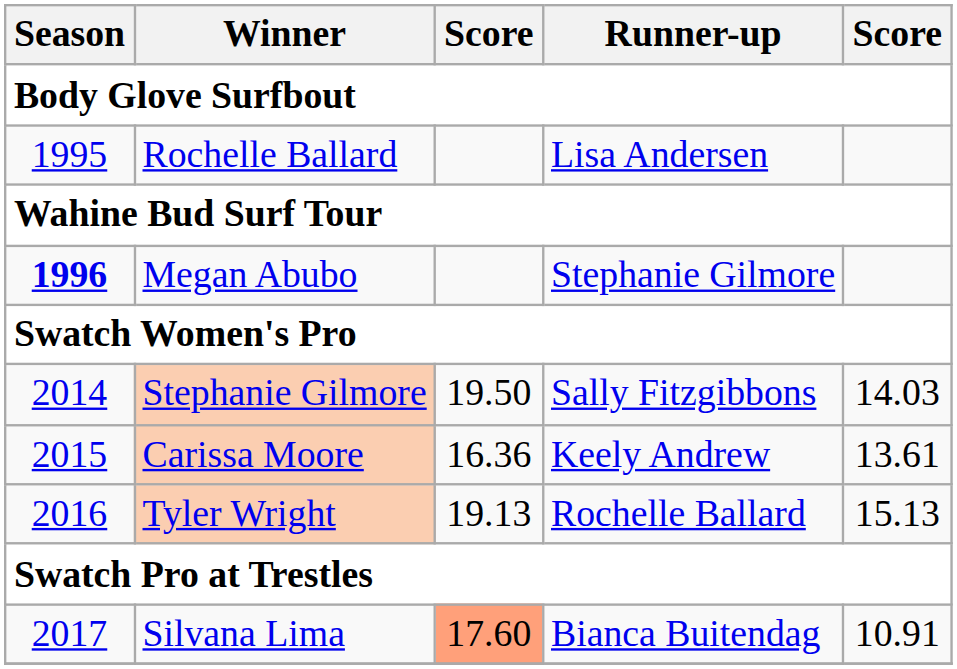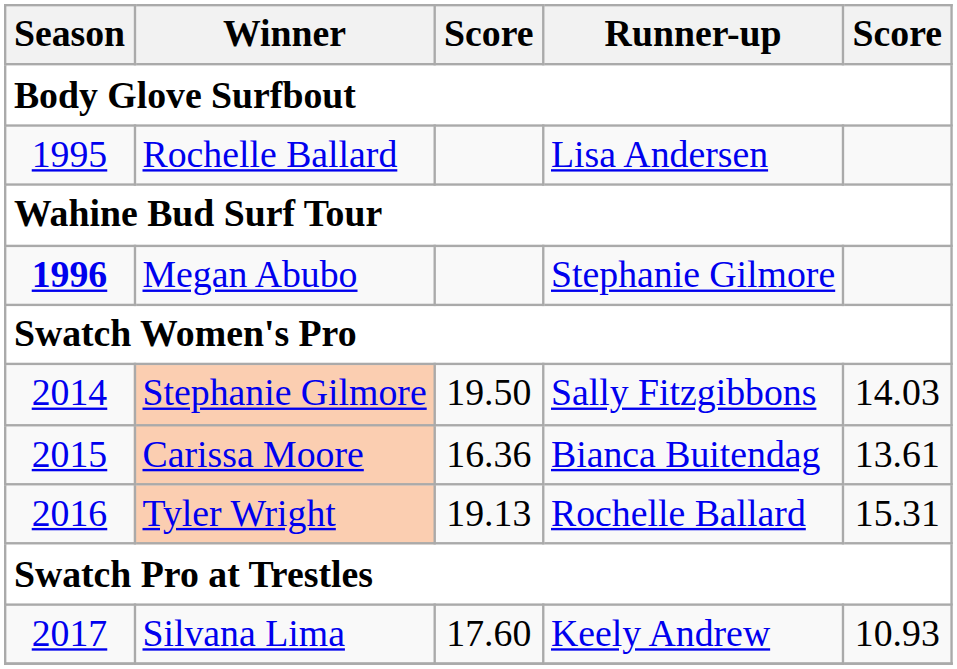(661, 453) Keely Andrew -> (686, 453) Bianca Buitendag
(897, 513) 15.13 -> (897, 513) 15.31
(489, 633) lightsalmon background -> (489, 633) no background
(686, 633) Bianca Buitendag -> (661, 633) Keely Andrew
(897, 633) 10.91 -> (897, 633) 10.93
